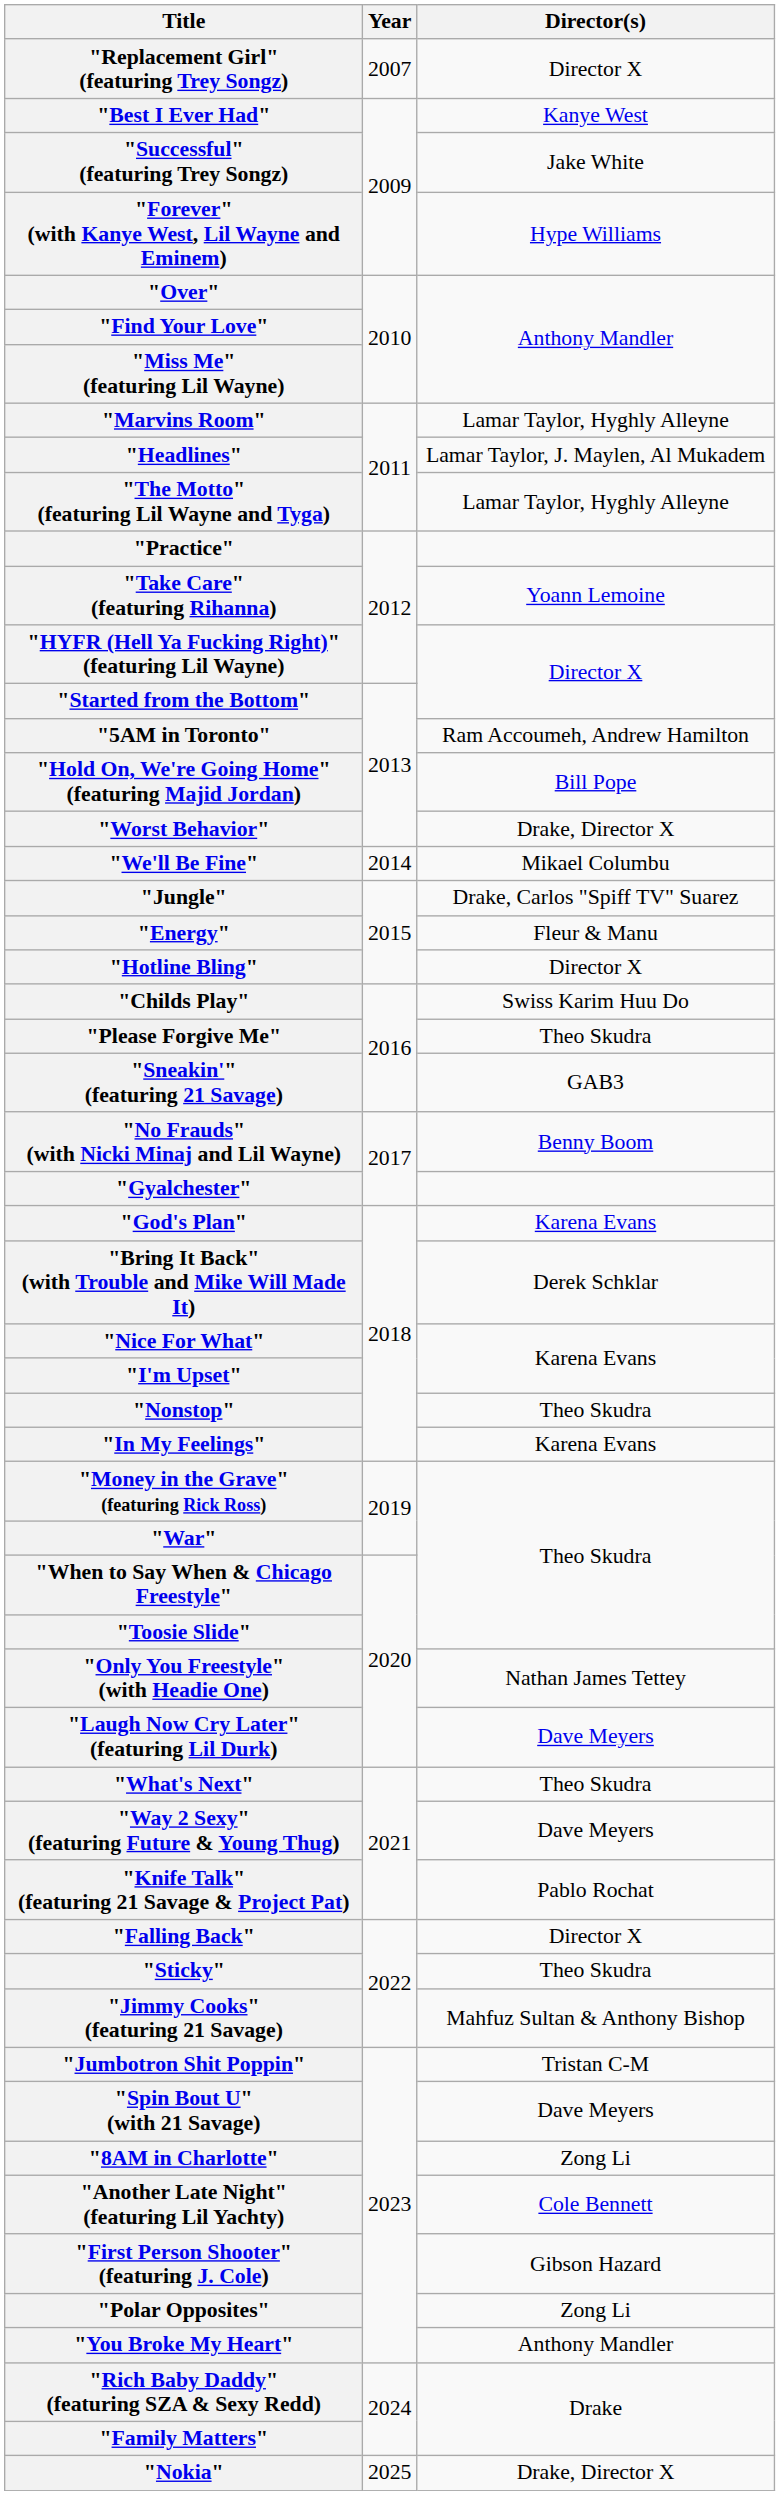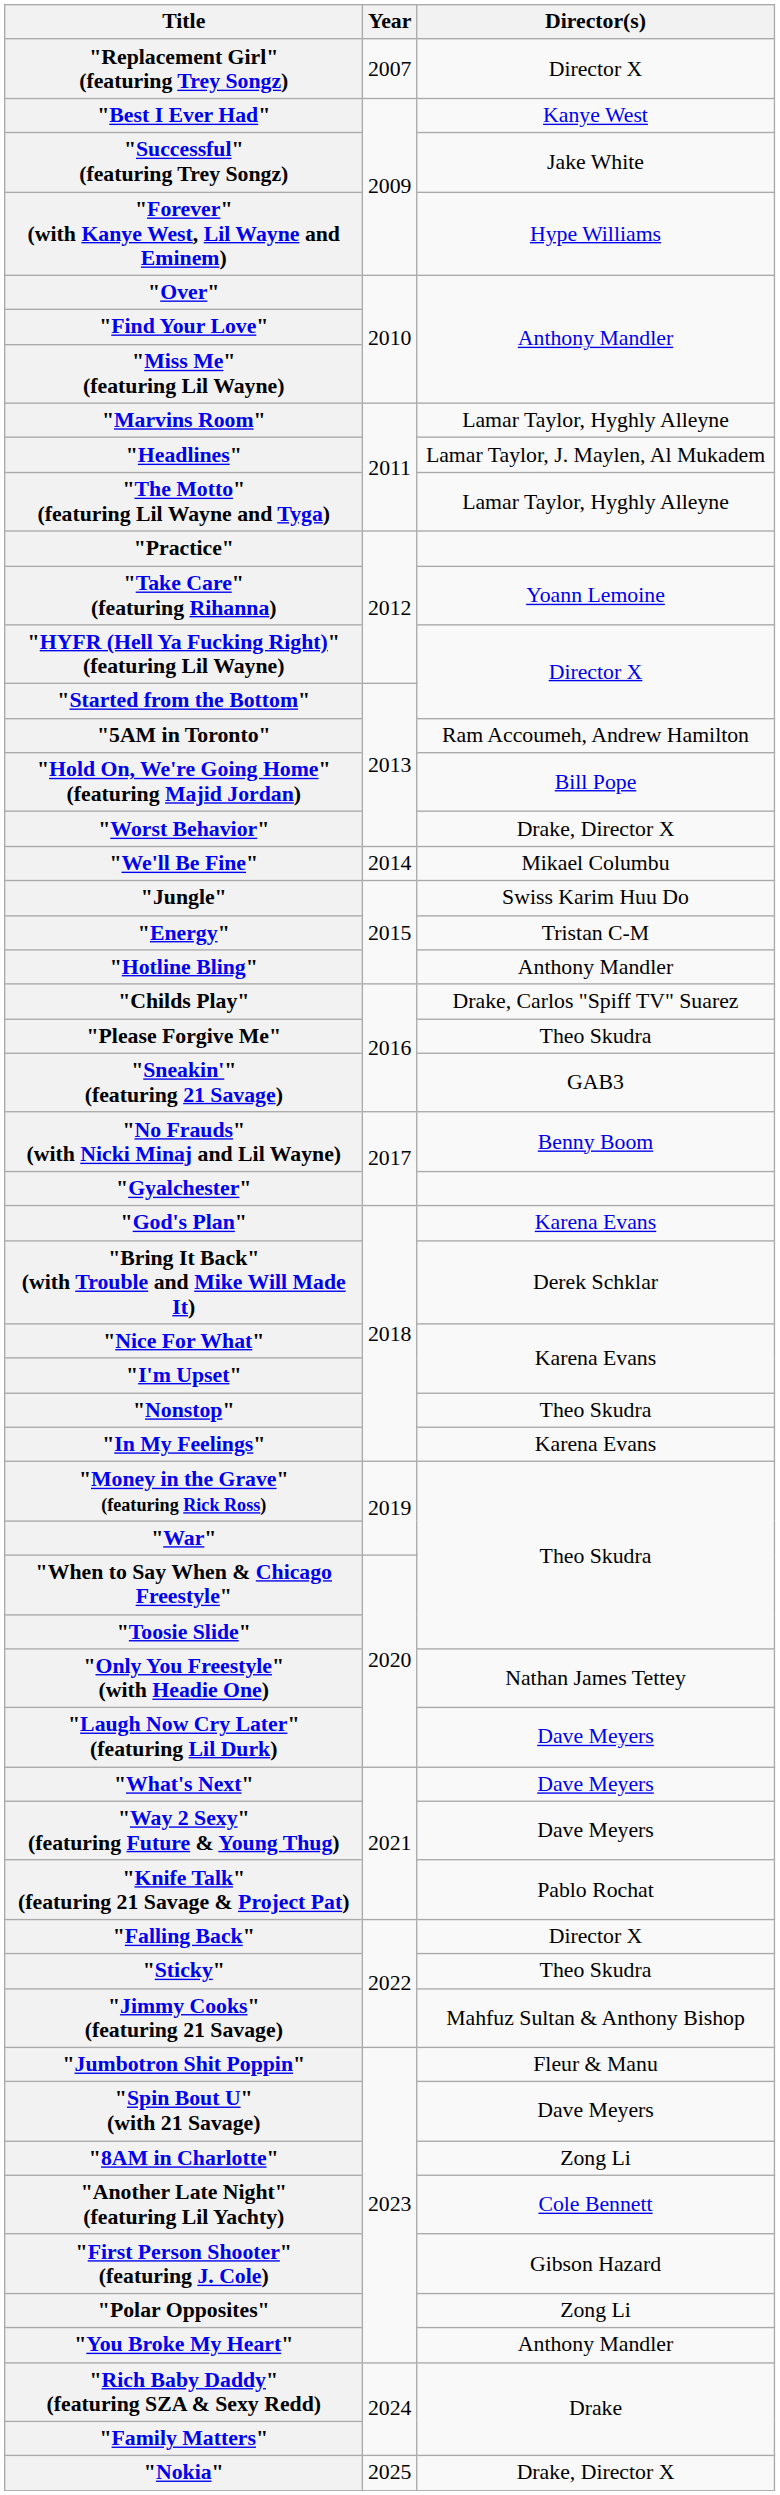(596, 897) Drake, Carlos "Spiff TV" Suarez -> (596, 897) Swiss Karim Huu Do
(596, 932) Fleur & Manu -> (596, 932) Tristan C-M
(596, 966) Director X -> (596, 966) Anthony Mandler
(596, 1001) Swiss Karim Huu Do -> (596, 1001) Drake, Carlos "Spiff TV" Suarez
(596, 1783) Theo Skudra -> (596, 1783) Dave Meyers
(596, 2064) Tristan C-M -> (596, 2064) Fleur & Manu
